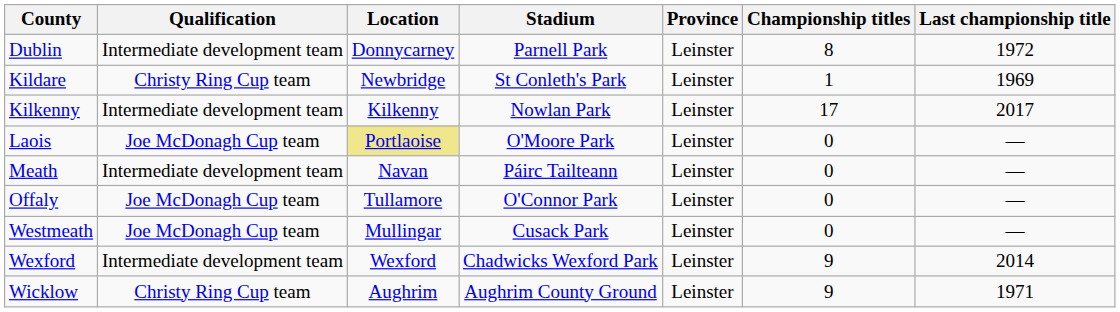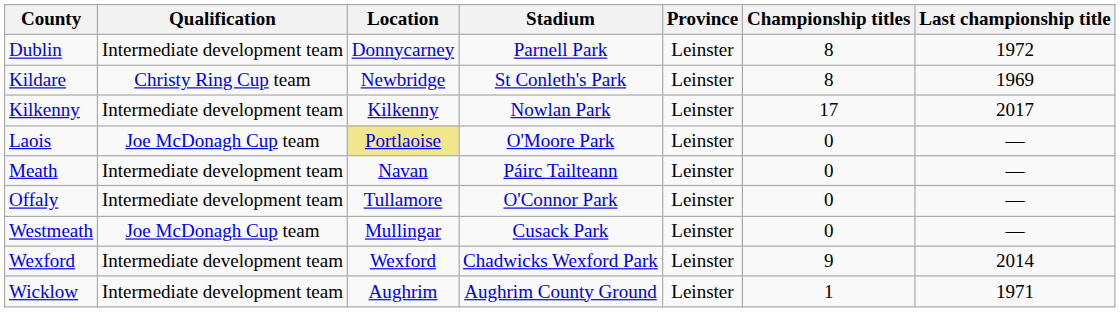(829, 79) 1 -> (829, 79) 8
(222, 200) Joe McDonagh Cup team -> (222, 200) Intermediate development team
(222, 291) Christy Ring Cup team -> (222, 291) Intermediate development team
(829, 291) 9 -> (829, 291) 1
